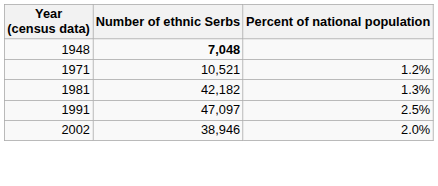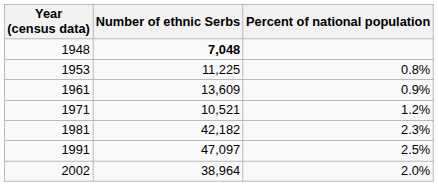+ row: (76, 69)
+ row: (76, 89)
(416, 89) 1.3% -> (416, 130) 2.3%
(221, 130) 38,946 -> (221, 171) 38,964
